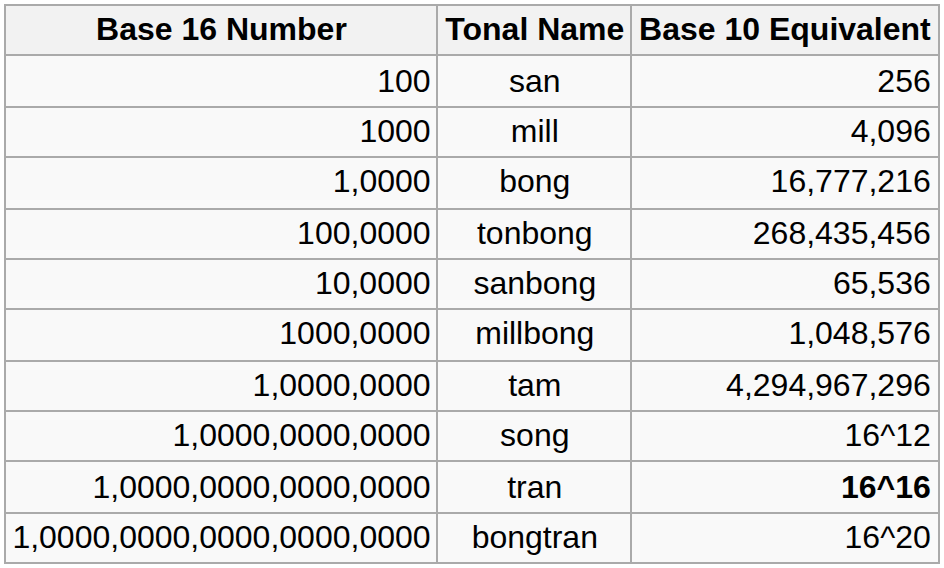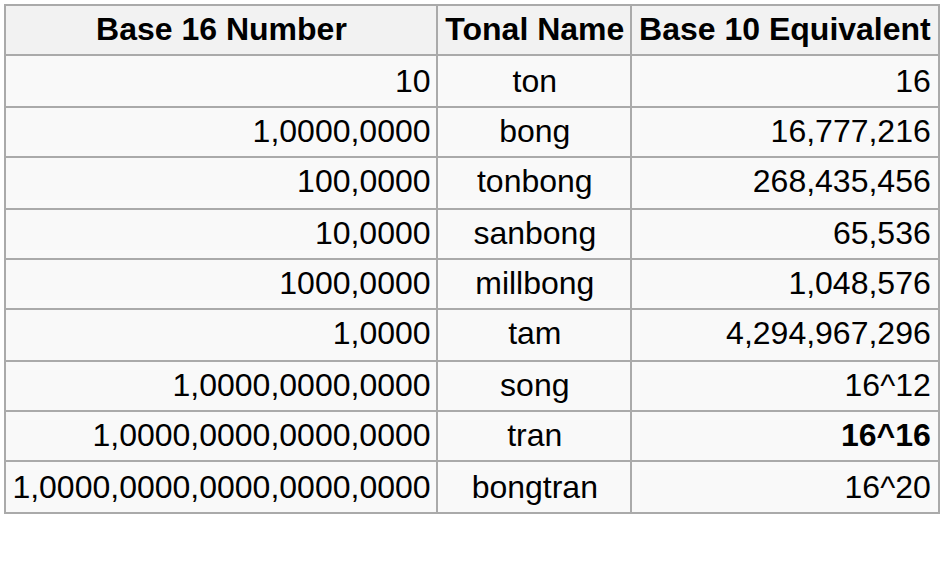+ row: (535, 80)
- row: (535, 80)
- row: (535, 131)
(382, 182) 1,0000 -> (342, 131) 1,0000,0000
(342, 385) 1,0000,0000 -> (382, 334) 1,0000
